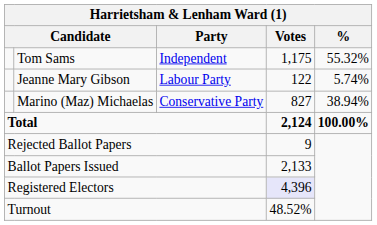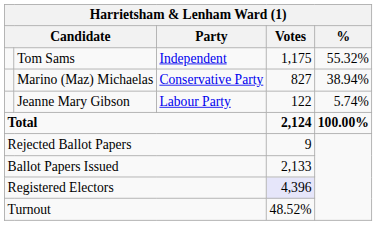rows swapped: (85, 101) <-> (74, 79)
